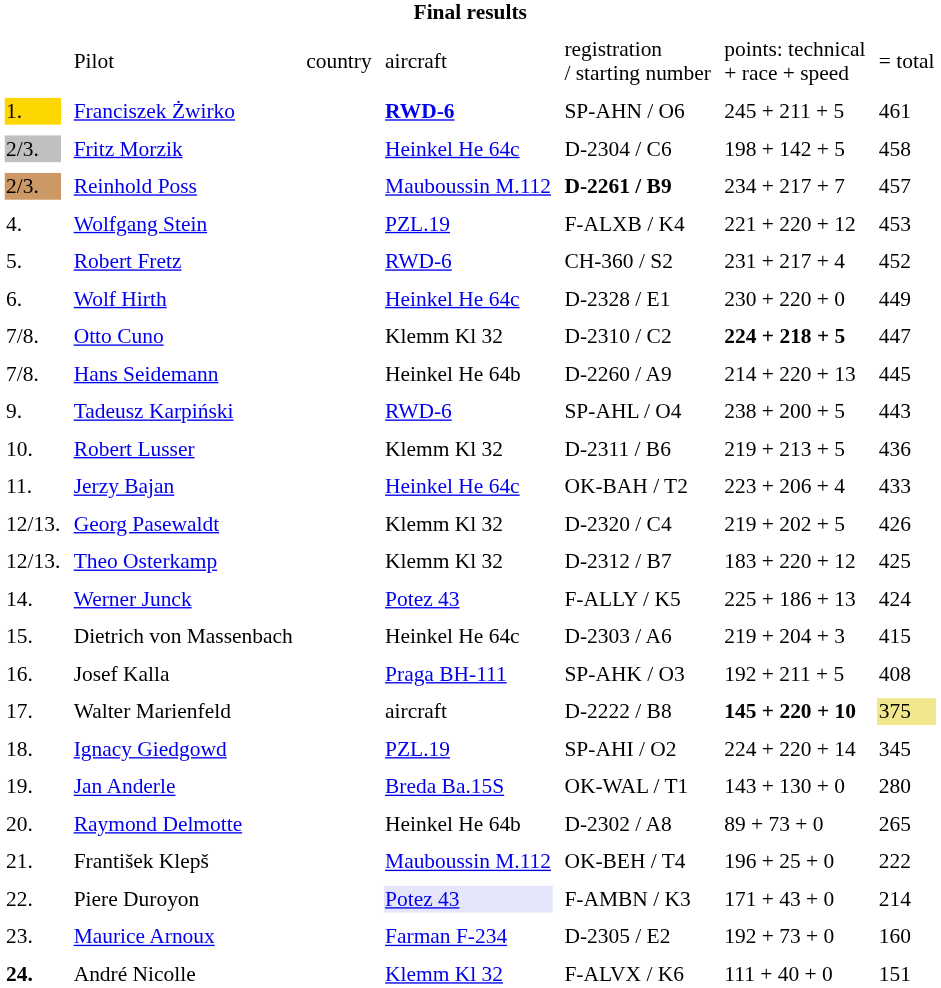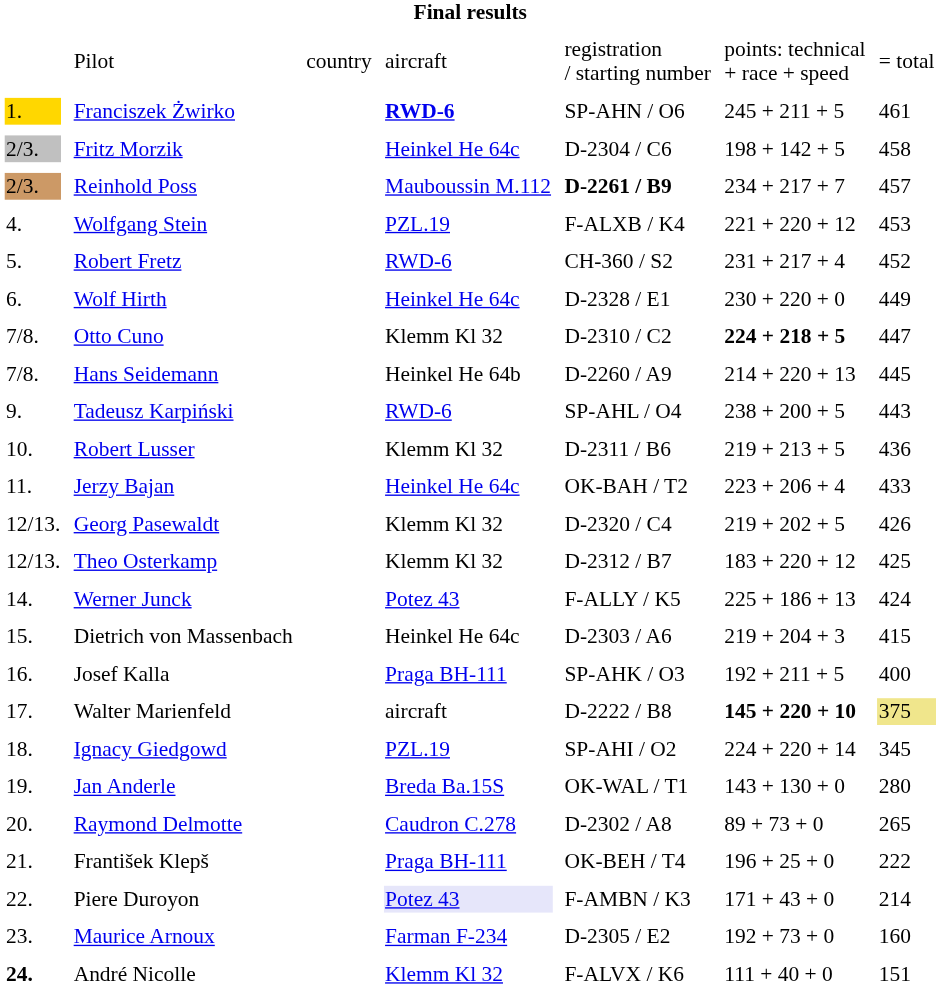(895, 673) 408 -> (895, 673) 400
(453, 823) Heinkel He 64b -> (451, 823) Caudron C.278
(468, 861) Mauboussin M.112 -> (446, 861) Praga BH-111
